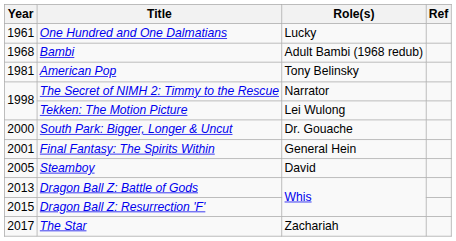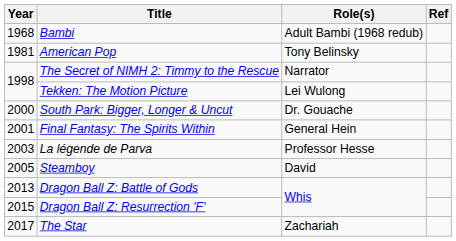- row: (133, 33)
+ row: (96, 149)
